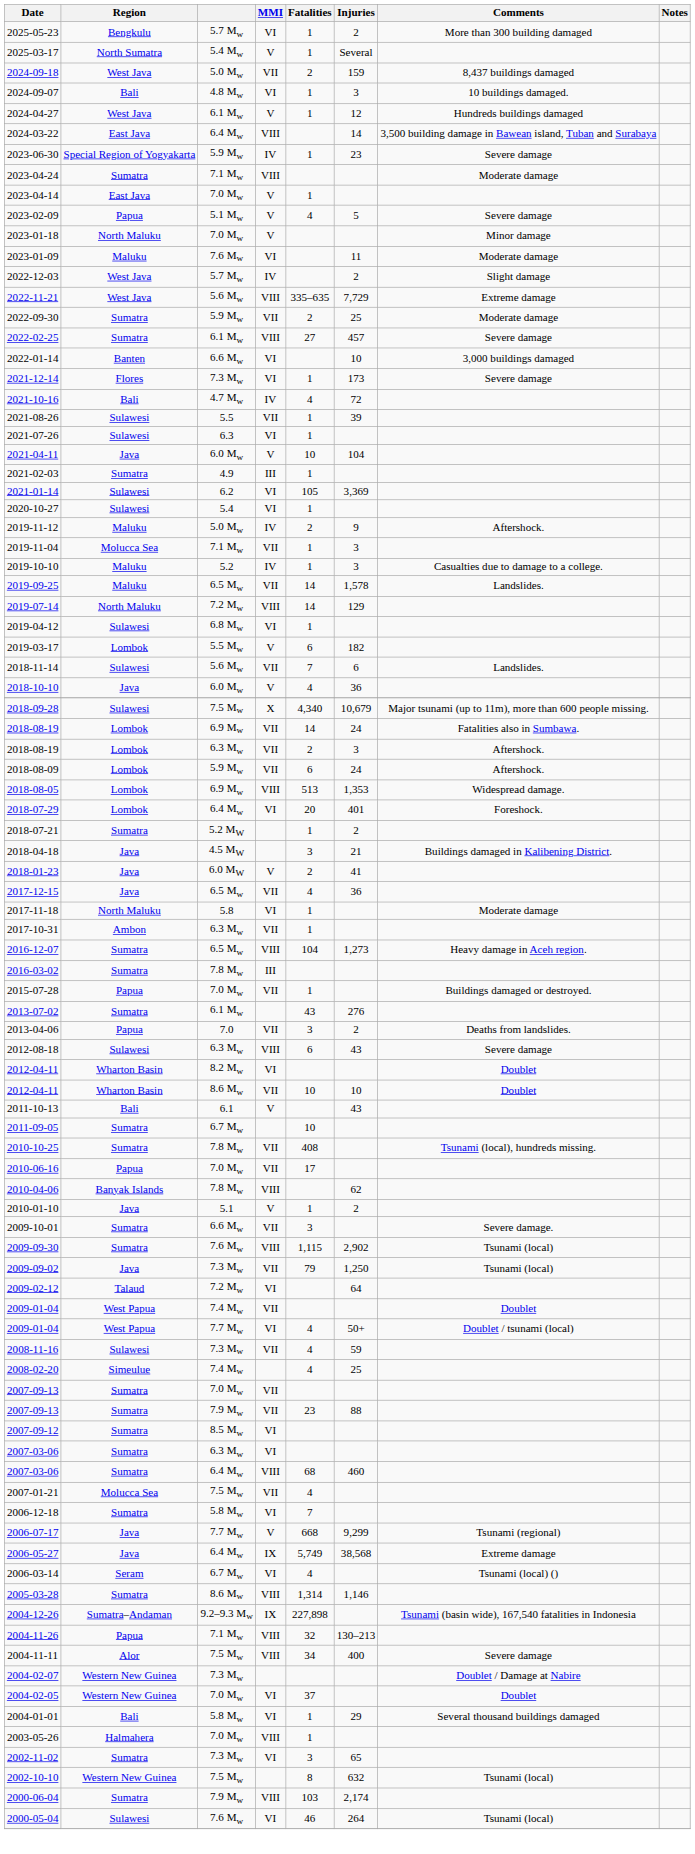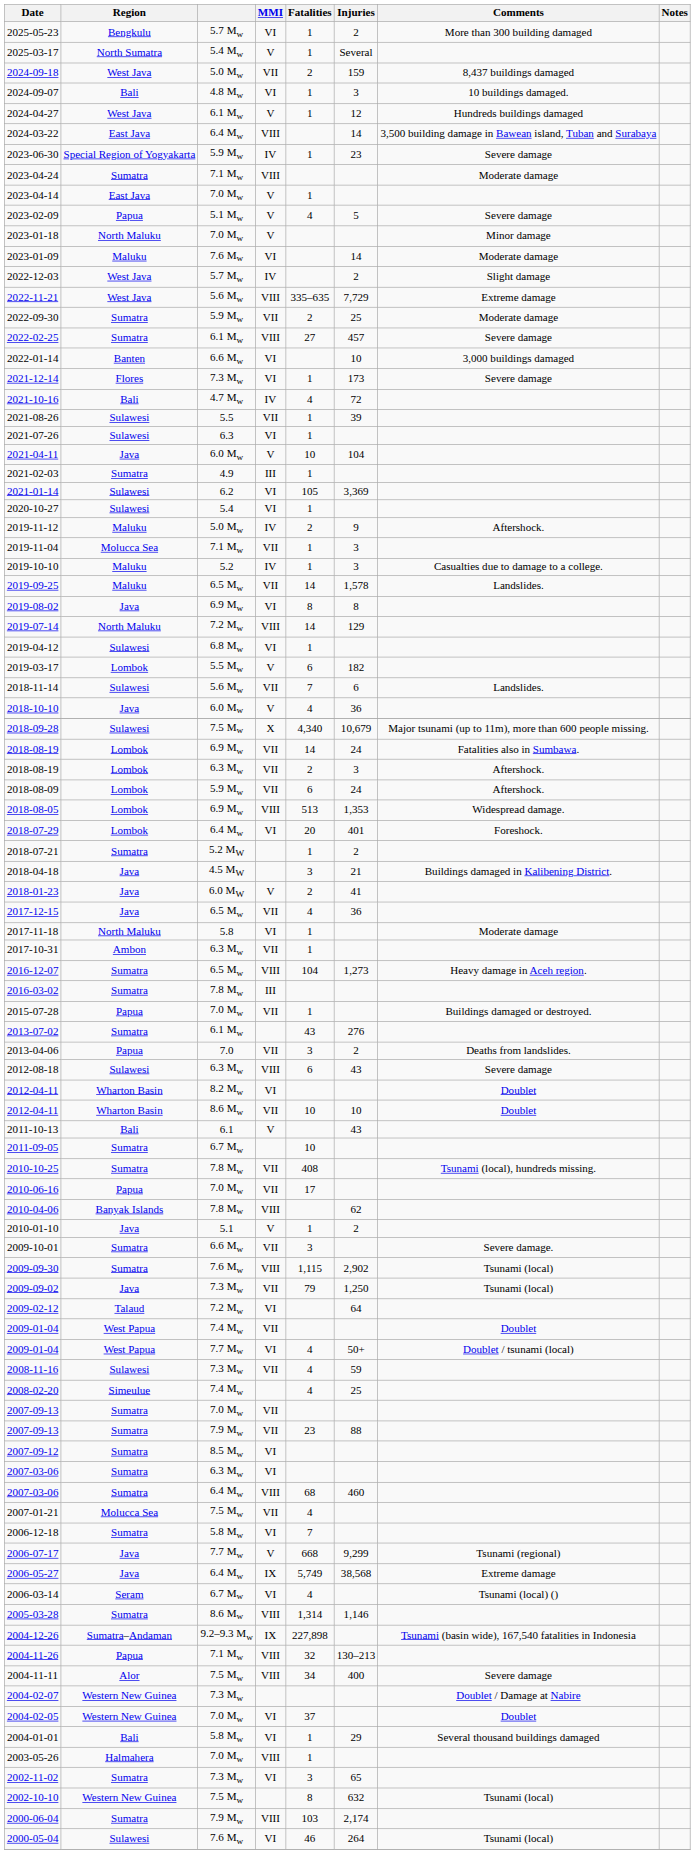(356, 256) 11 -> (356, 256) 14
+ row: (33, 606)
